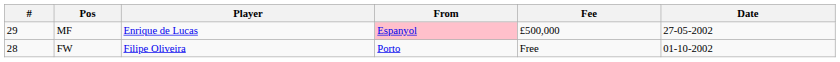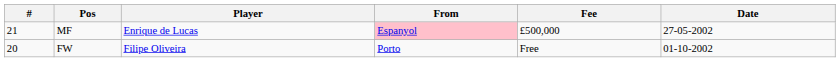(12, 31) 29 -> (12, 31) 21
(12, 48) 28 -> (12, 48) 20
